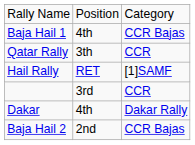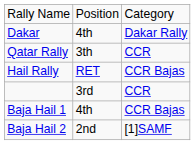rows swapped: (23, 110) <-> (37, 33)
(148, 71) [1]SAMF -> (155, 71) CCR Bajas
(155, 129) CCR Bajas -> (148, 129) [1]SAMF
